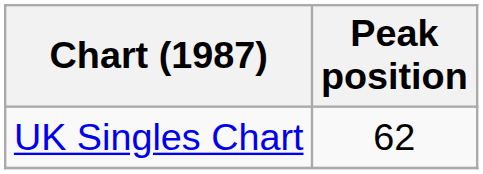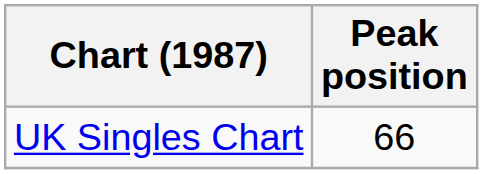(394, 136) 62 -> (394, 136) 66
